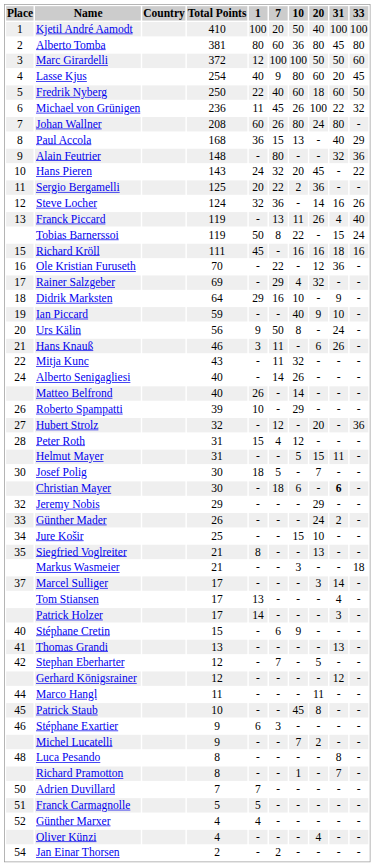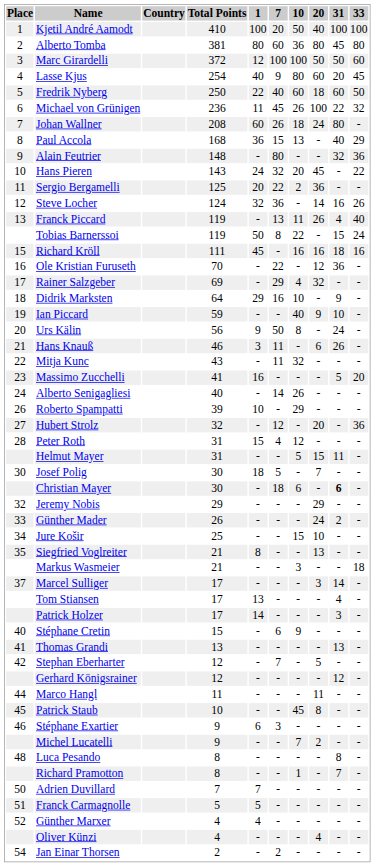(298, 124) 80 -> (298, 124) 18
+ row: (80, 377)
- row: (74, 393)
